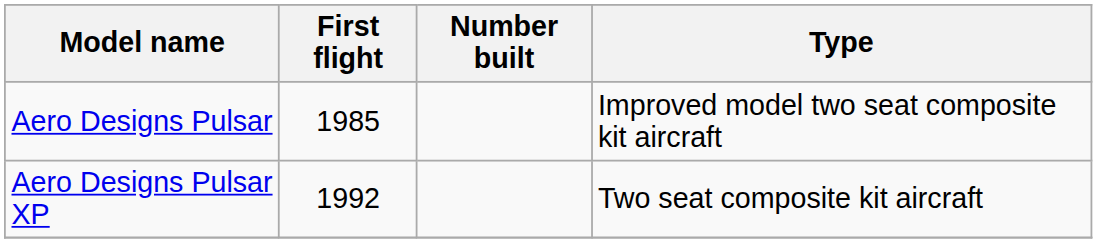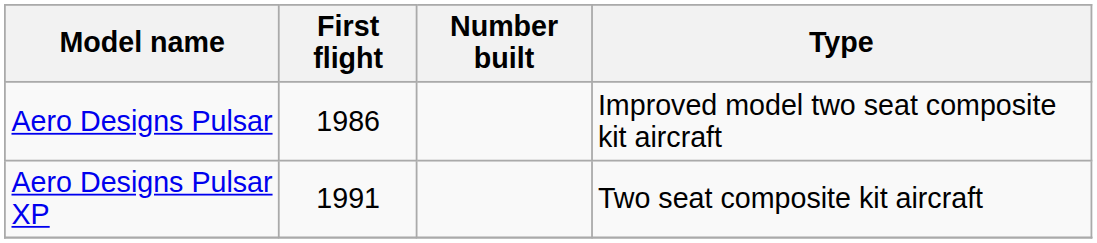(348, 120) 1985 -> (348, 120) 1986
(348, 198) 1992 -> (348, 198) 1991
